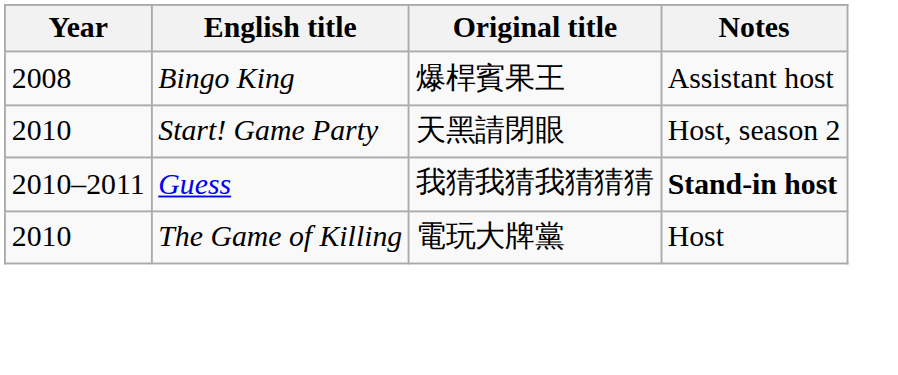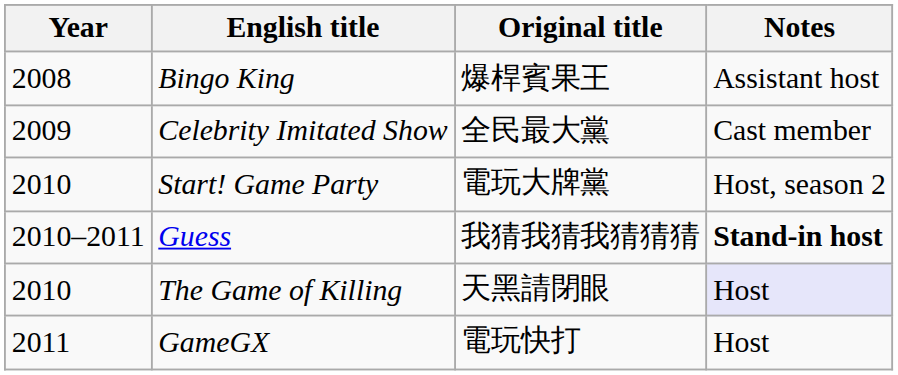+ row: (303, 130)
(490, 129) 天黑請閉眼 -> (536, 182) 電玩大牌黨
(490, 235) 電玩大牌黨 -> (536, 288) 天黑請閉眼
(696, 236) no background -> (741, 289) lavender background
+ row: (214, 341)
